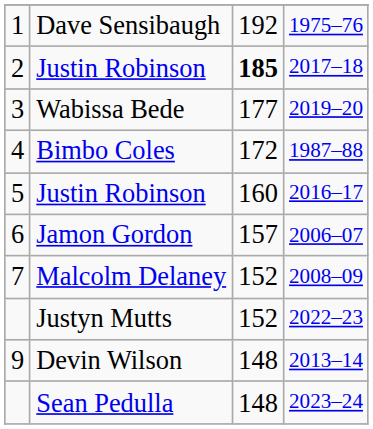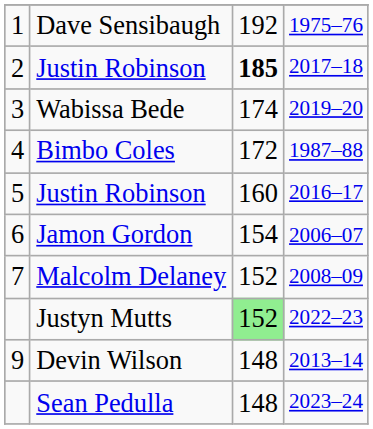(258, 109) 177 -> (258, 109) 174
(258, 234) 157 -> (258, 234) 154
(258, 318) no background -> (258, 318) lightgreen background
